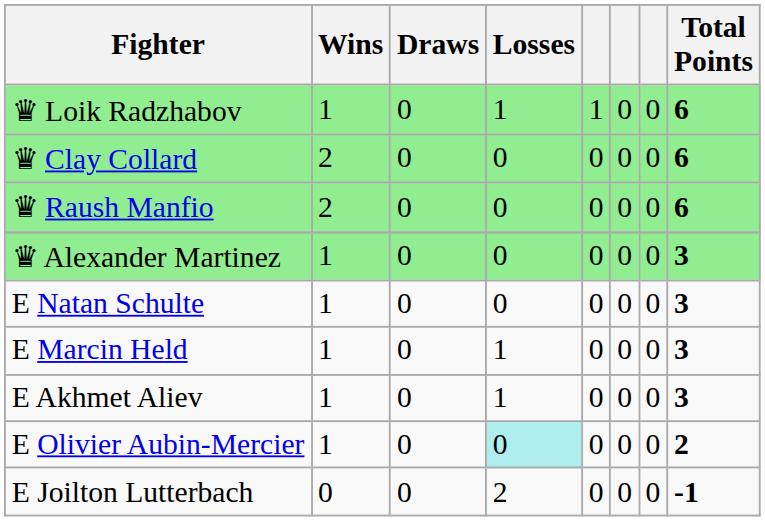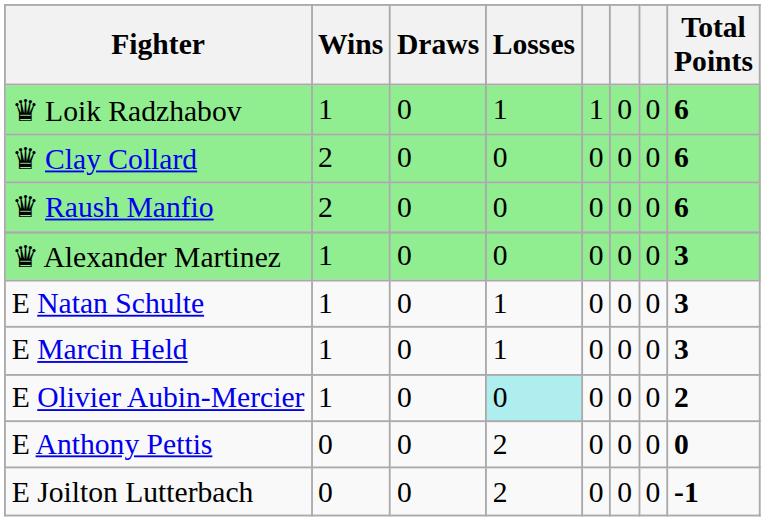(500, 303) 0 -> (500, 303) 1
- row: (107, 397)
+ row: (112, 444)
